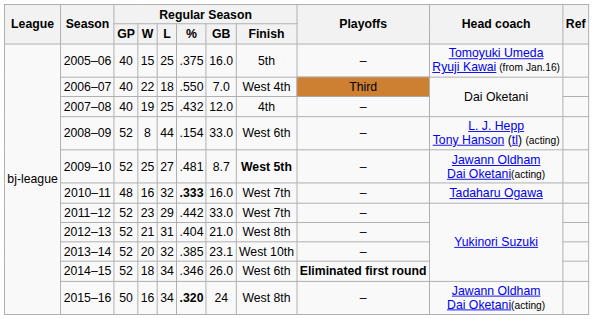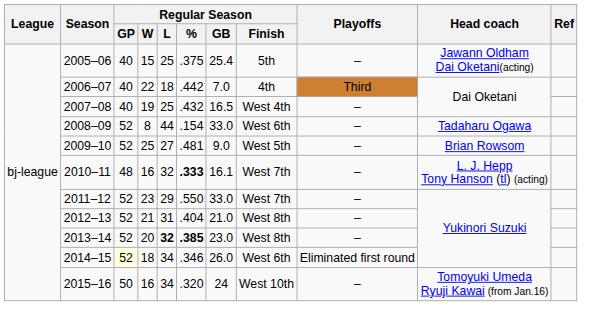(221, 61) 16.0 -> (221, 61) 25.4
(496, 61) Tomoyuki Umeda Ryuji Kawai (from Jan.16) -> (485, 61) Jawann Oldham Dai Oketani(acting)
(192, 87) .550 -> (192, 87) .442
(266, 87) West 4th -> (266, 87) 4th
(221, 107) 12.0 -> (221, 107) 16.5
(266, 107) 4th -> (266, 107) West 4th
(496, 133) L. J. Hepp Tony Hanson (tl) (acting) -> (485, 126) Tadaharu Ogawa
(221, 167) 8.7 -> (221, 146) 9.0
(266, 167) bold -> (266, 146) normal
(496, 167) Jawann Oldham Dai Oketani(acting) -> (485, 146) Brian Rowsom
(221, 193) 16.0 -> (221, 173) 16.1
(496, 193) Tadaharu Ogawa -> (485, 173) L. J. Hepp Tony Hanson (tl) (acting)
(192, 213) .442 -> (192, 199) .550
(167, 252) normal -> (167, 238) bold
(192, 252) normal -> (192, 238) bold
(221, 252) 23.1 -> (221, 238) 23.0
(266, 252) West 10th -> (266, 238) West 8th
(126, 272) no background -> (126, 258) lightyellow background
(363, 272) bold -> (357, 258) normal
(192, 298) bold -> (192, 284) normal
(266, 298) West 8th -> (266, 284) West 10th
(496, 298) Jawann Oldham Dai Oketani(acting) -> (485, 284) Tomoyuki Umeda Ryuji Kawai (from Jan.16)
